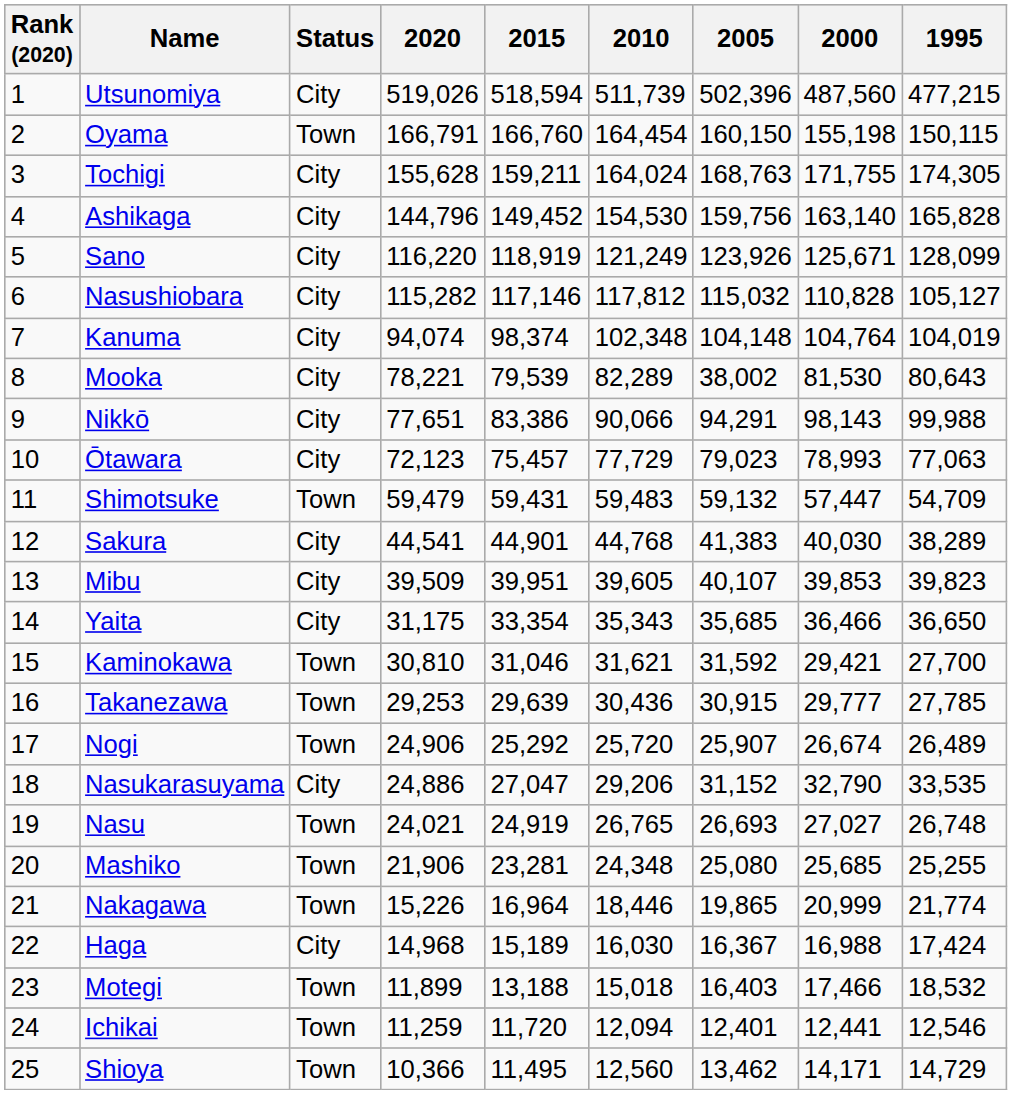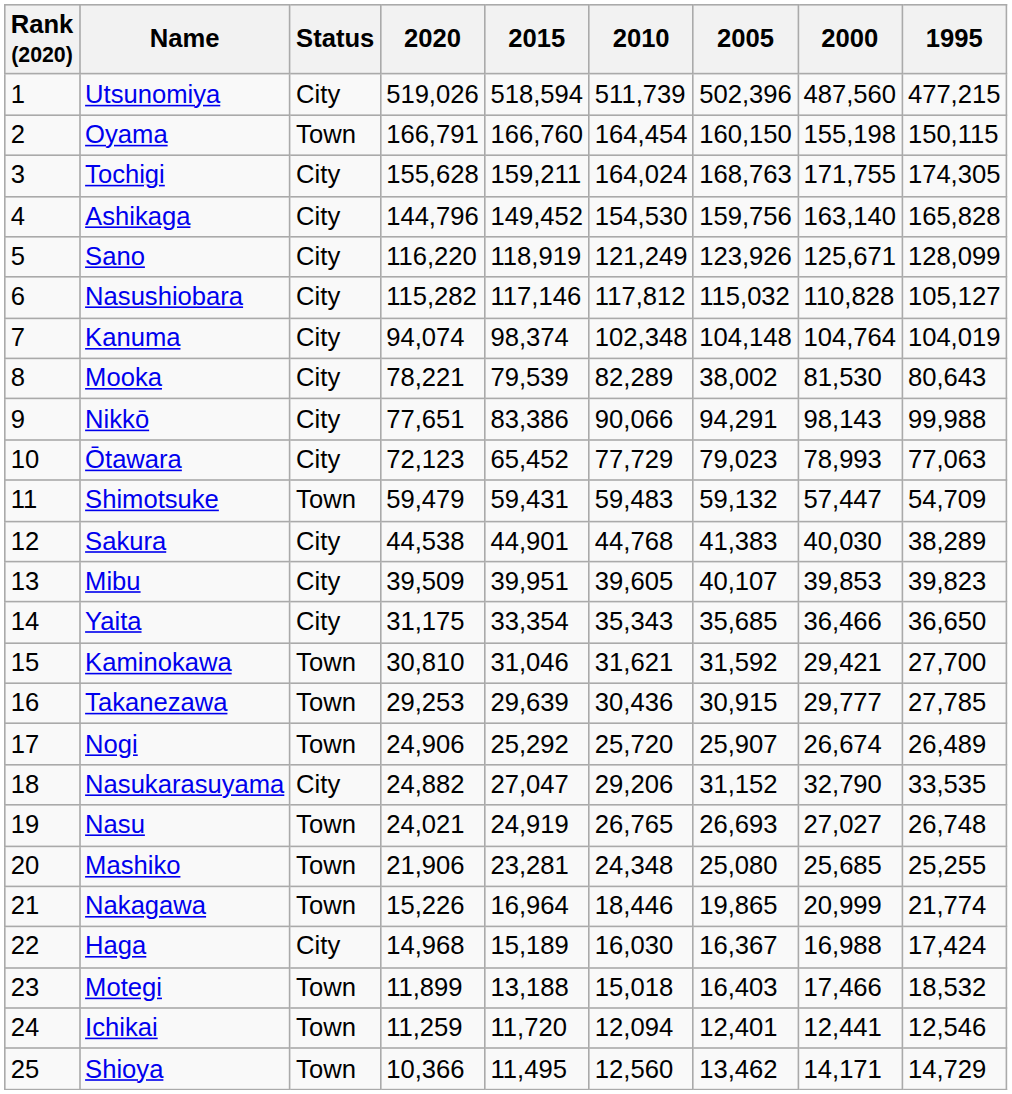(530, 459) 75,457 -> (530, 459) 65,452
(425, 540) 44,541 -> (425, 540) 44,538
(425, 784) 24,886 -> (425, 784) 24,882
